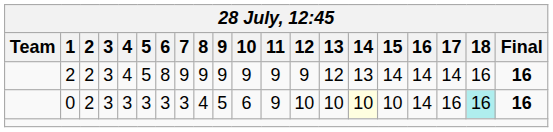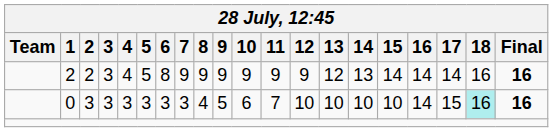(89, 103) 2 -> (89, 103) 3
(275, 103) 9 -> (275, 103) 7
(363, 103) lightyellow background -> (363, 103) no background
(451, 103) 16 -> (451, 103) 15
